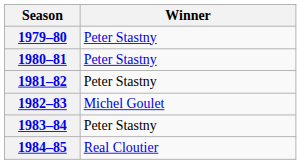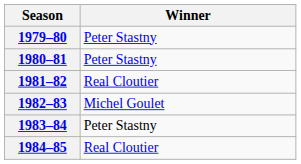(120, 81) Peter Stastny -> (121, 81) Real Cloutier
